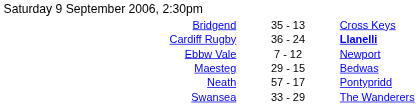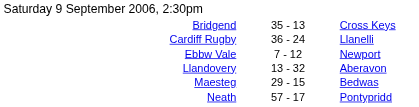(359, 39) bold -> (357, 39) normal
+ row: (210, 68)
- row: (214, 97)
